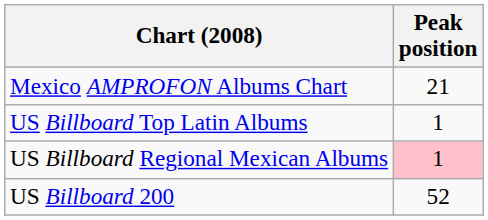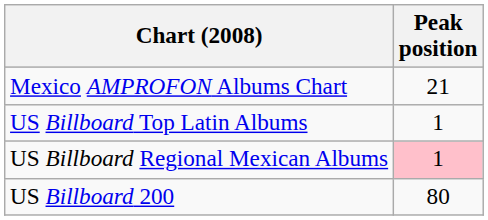(438, 196) 52 -> (438, 196) 80
